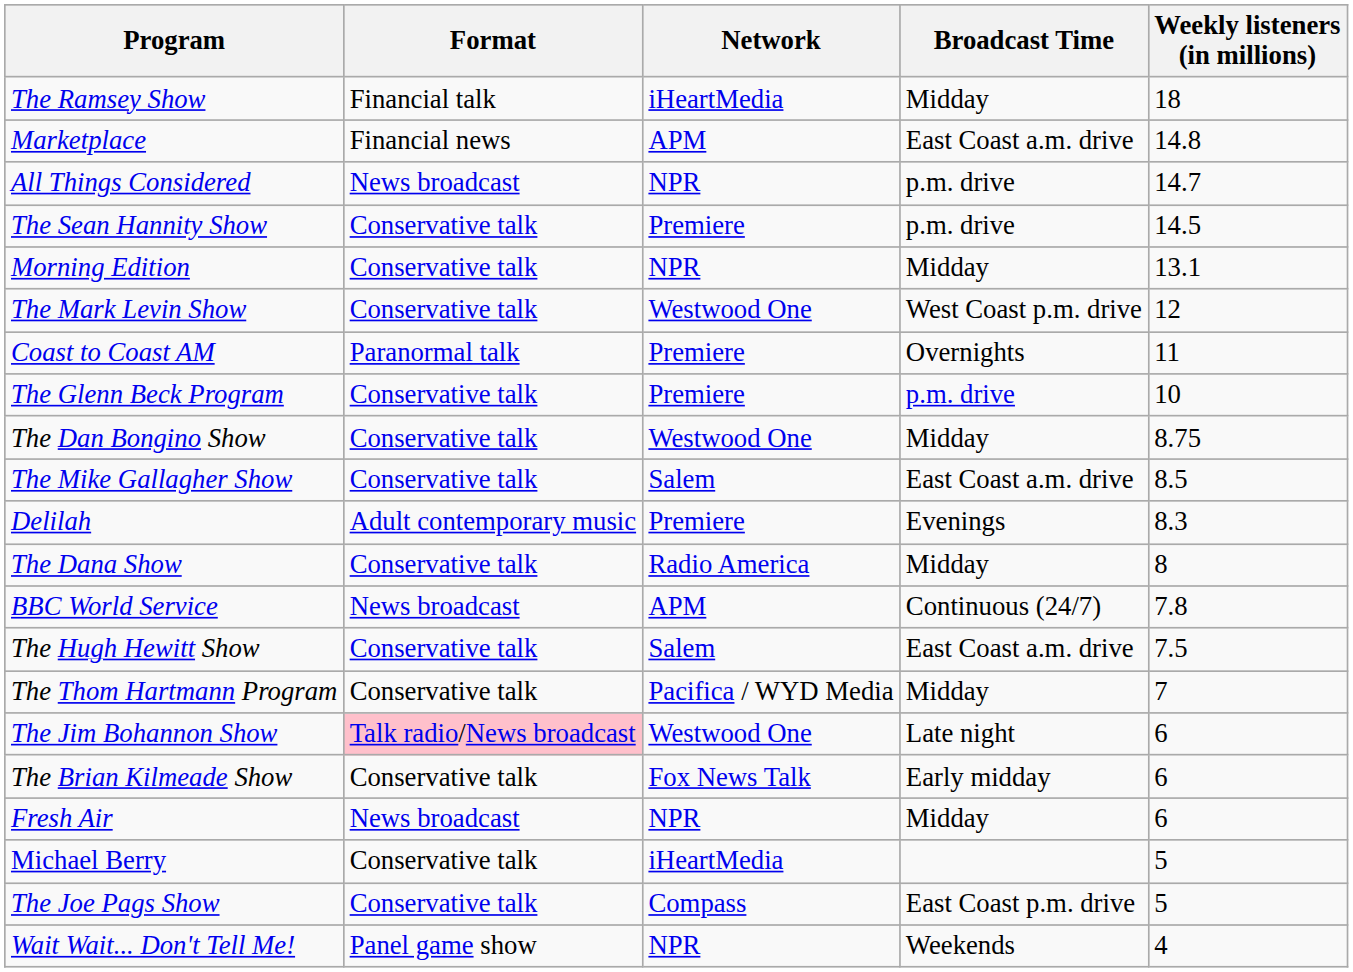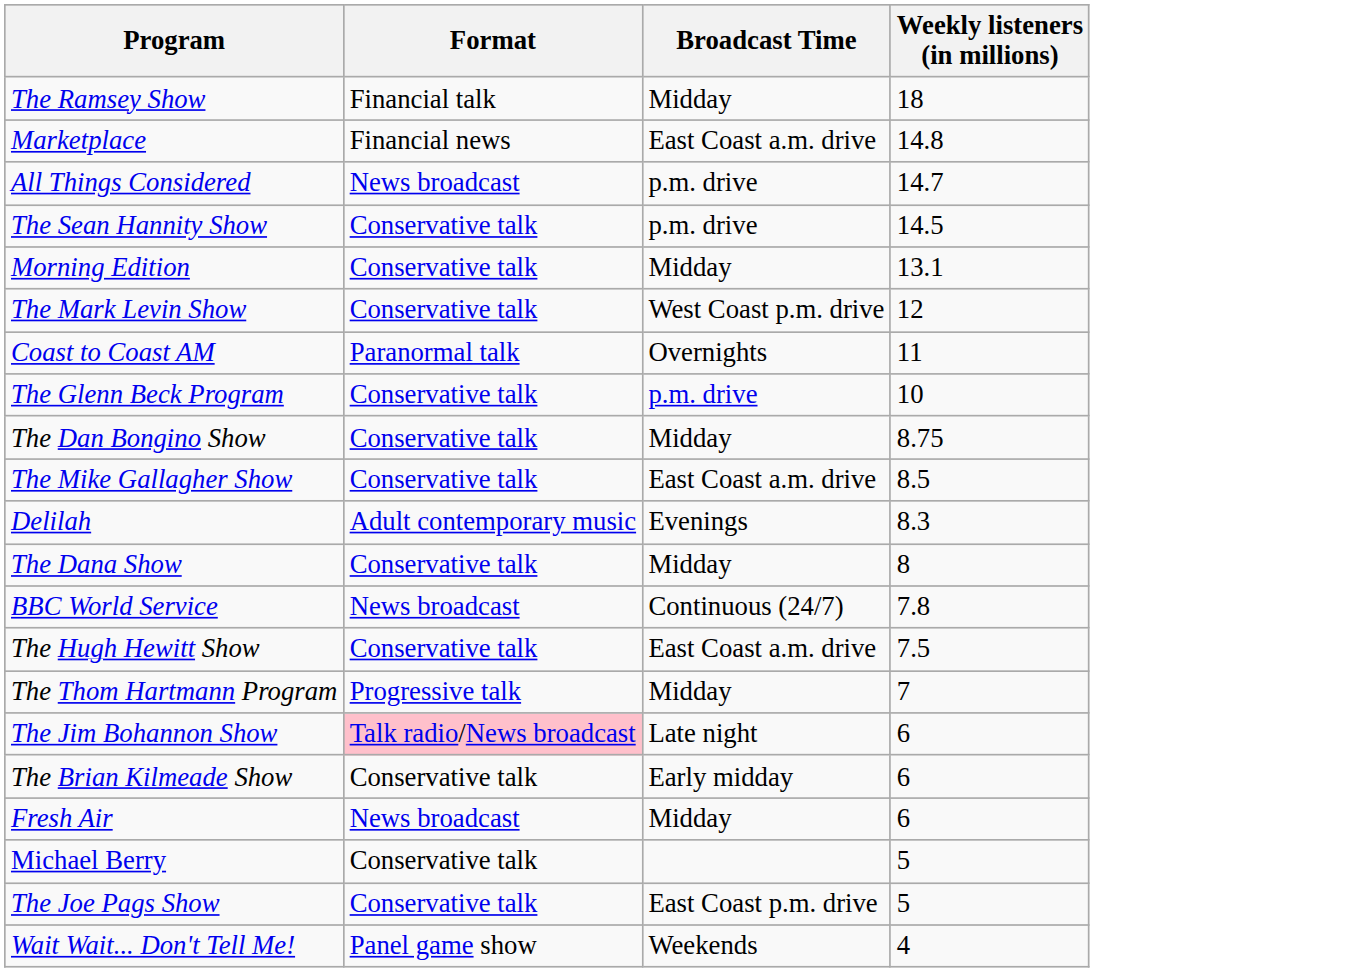- column: (771, 40)
(444, 691) Conservative talk -> (435, 691) Progressive talk
